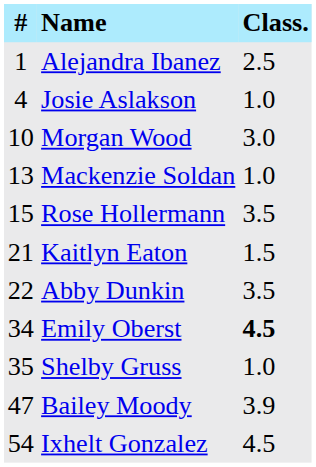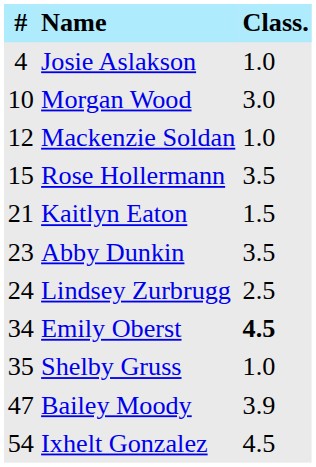- row: (131, 60)
(21, 175) 13 -> (21, 137) 12
(21, 290) 22 -> (21, 252) 23
+ row: (136, 290)
